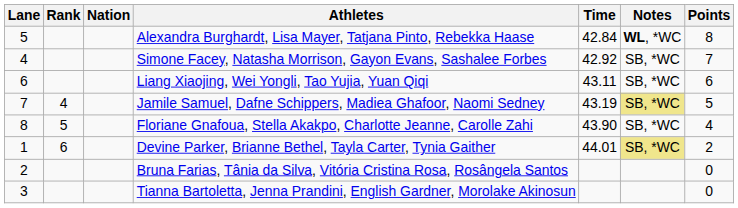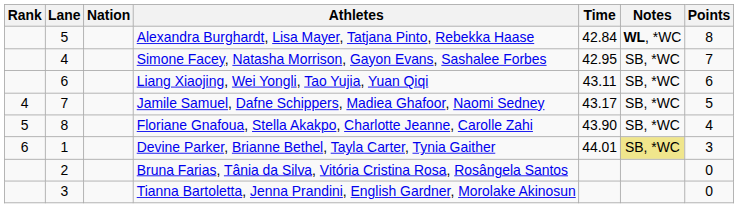columns swapped: (64, 15) <-> (24, 15)
(600, 59) 42.92 -> (600, 59) 42.95
(600, 103) 43.19 -> (600, 103) 43.17
(652, 103) khaki background -> (652, 103) no background
(709, 147) 2 -> (709, 147) 3
